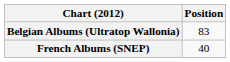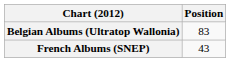(204, 48) 40 -> (204, 48) 43
